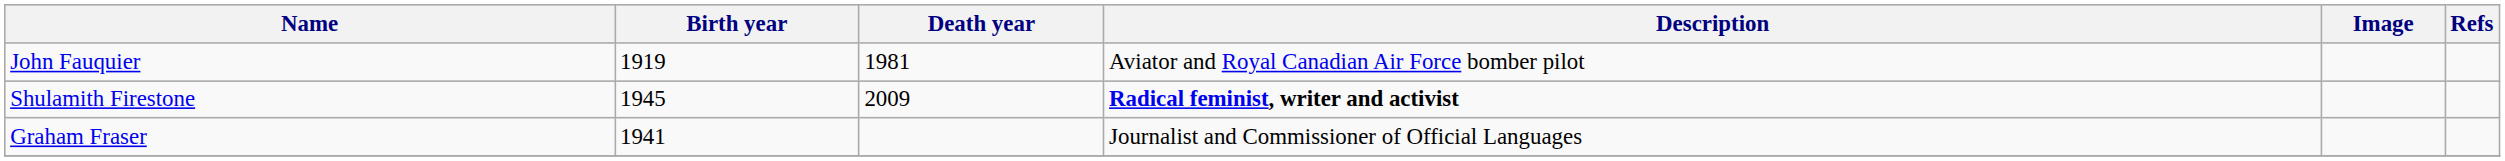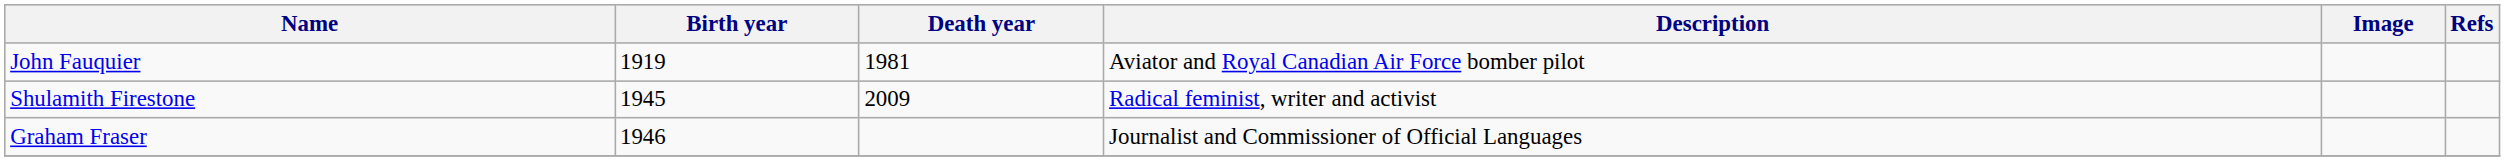(1284, 99) bold -> (1273, 99) normal
(643, 137) 1941 -> (643, 137) 1946
